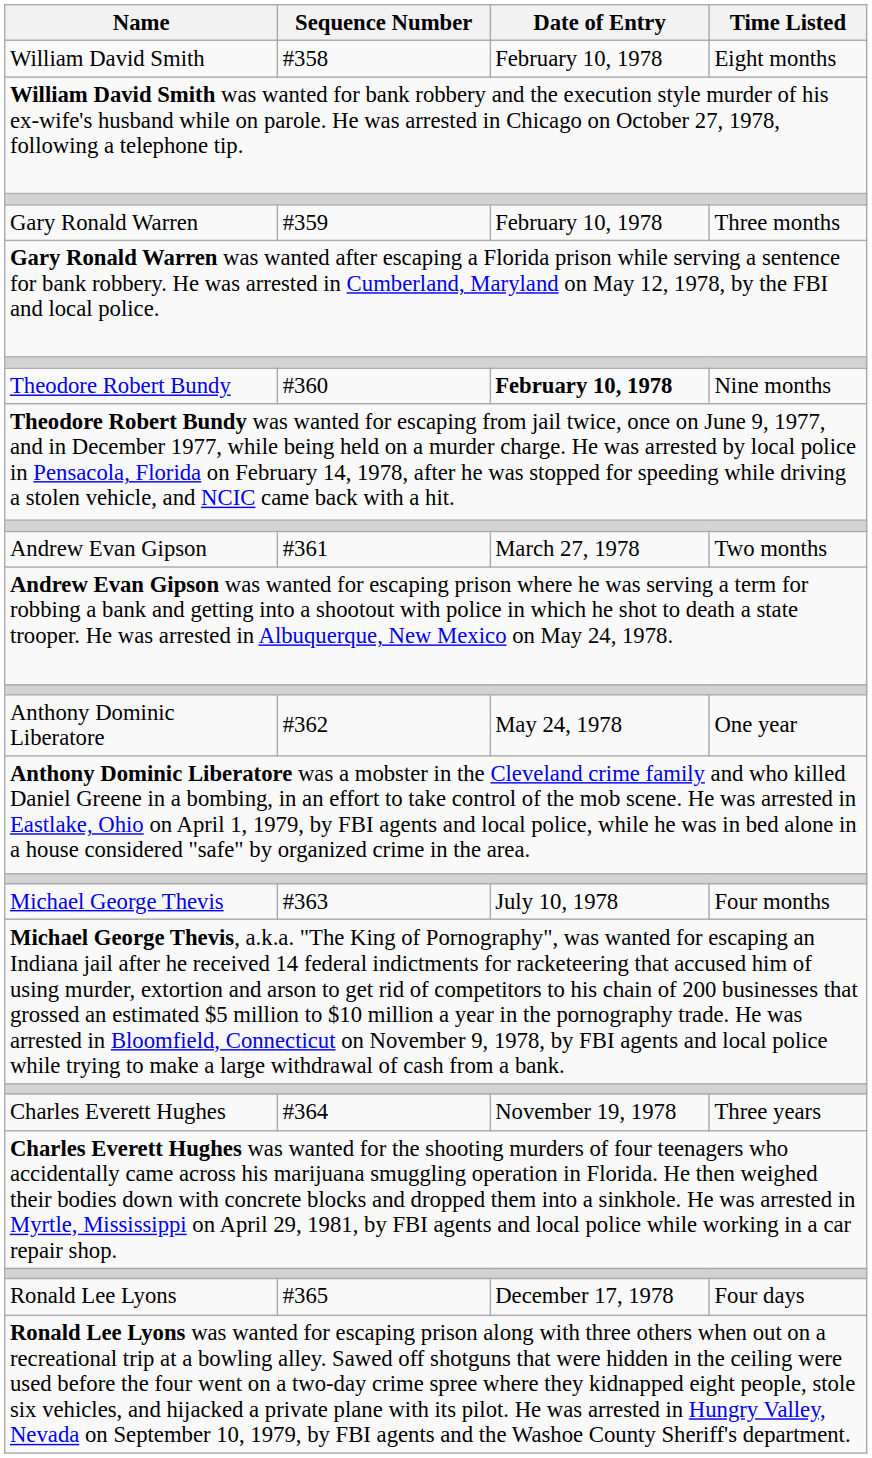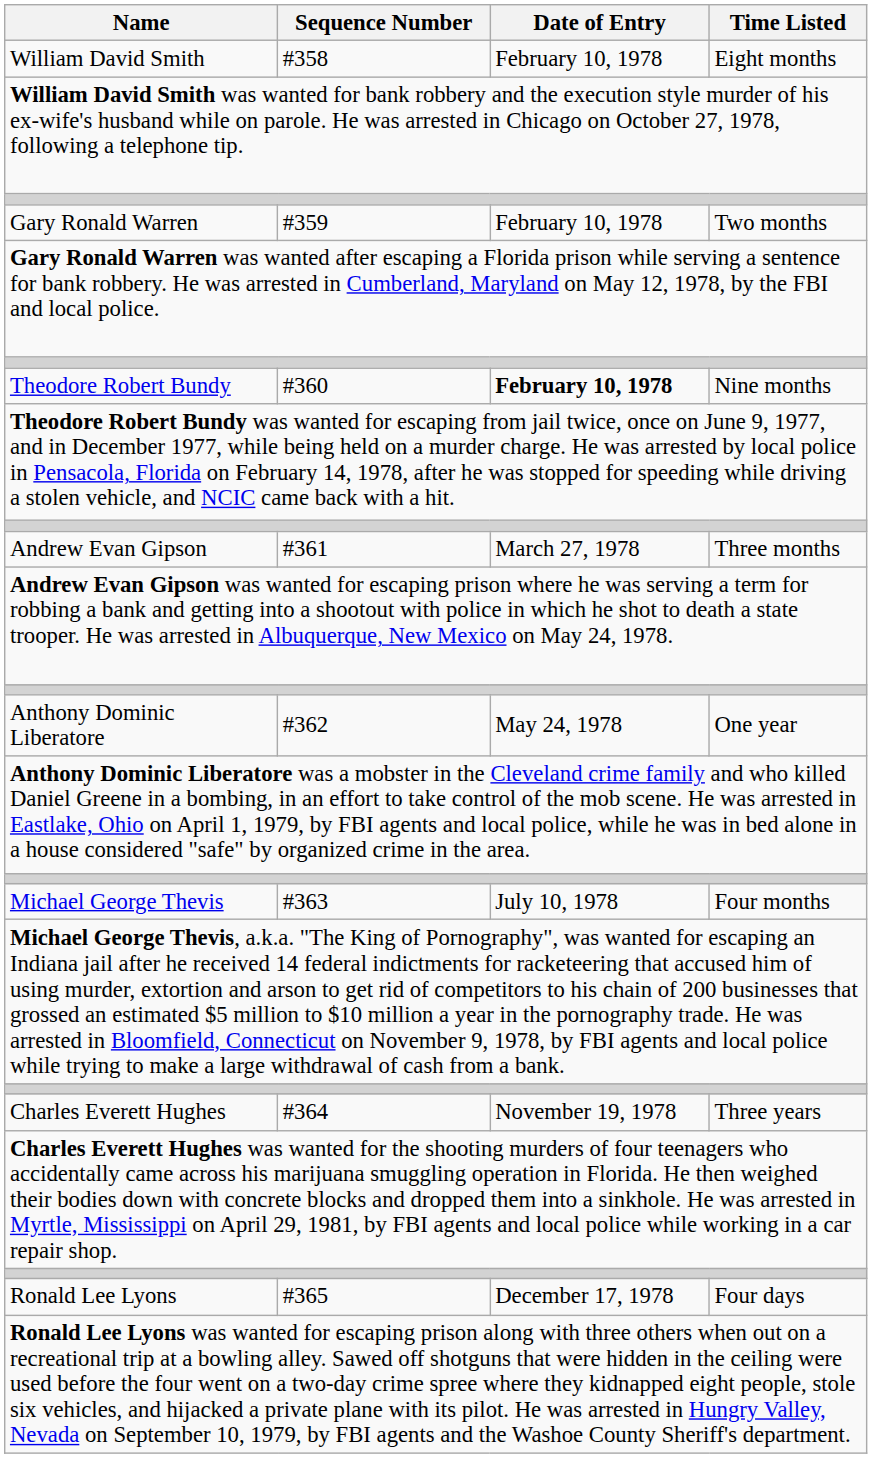(777, 222) Three months -> (771, 222) Two months
(771, 548) Two months -> (777, 548) Three months
